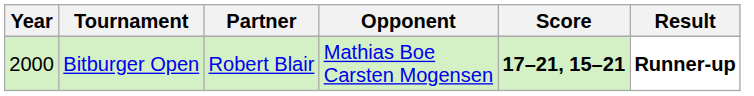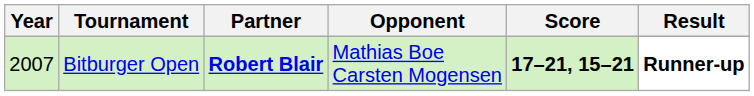(32, 64) 2000 -> (32, 64) 2007
(261, 64) normal -> (266, 64) bold
